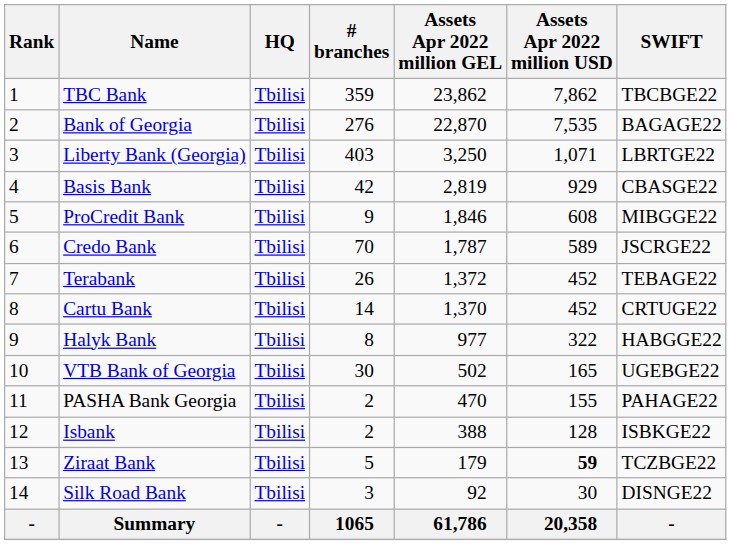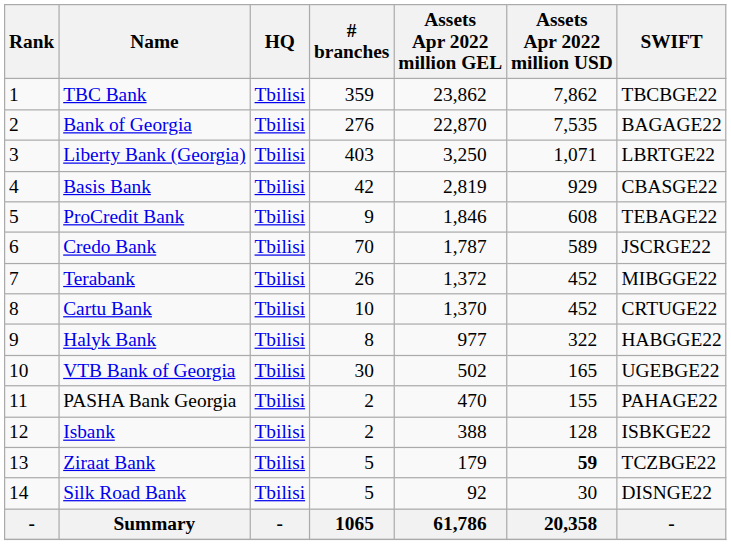(669, 216) MIBGGE22 -> (669, 216) TEBAGE22
(669, 278) TEBAGE22 -> (669, 278) MIBGGE22
(364, 309) 14 -> (364, 309) 10
(369, 493) 3 -> (369, 493) 5
